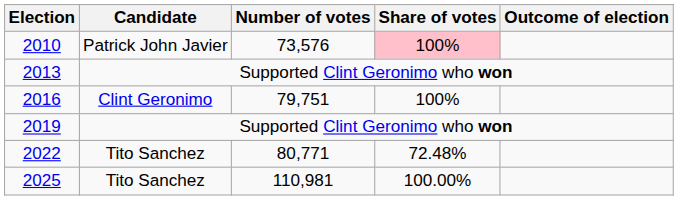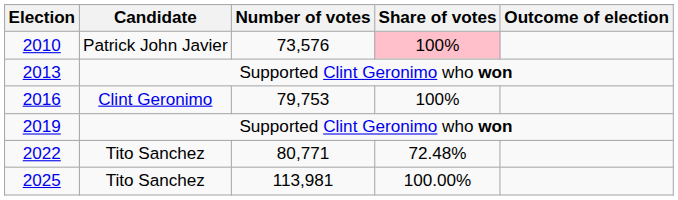(303, 99) 79,751 -> (303, 99) 79,753
(303, 180) 110,981 -> (303, 180) 113,981
